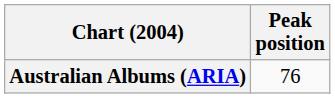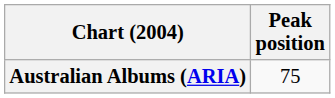(290, 76) 76 -> (290, 76) 75
